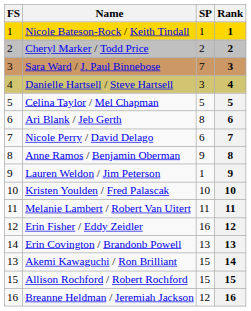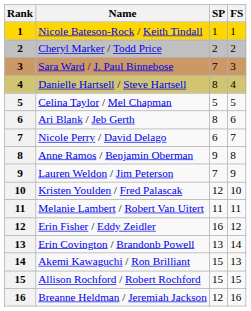columns swapped: (230, 13) <-> (13, 13)
(202, 84) 3 -> (215, 84) 8
(202, 173) 1 -> (215, 173) 7
(204, 191) 10 -> (218, 191) 12
